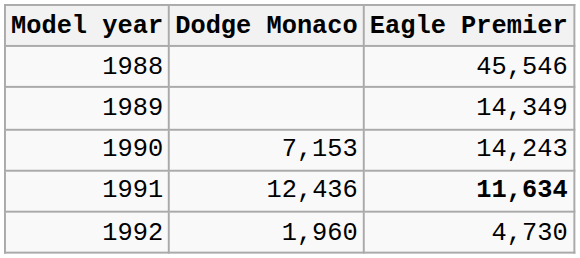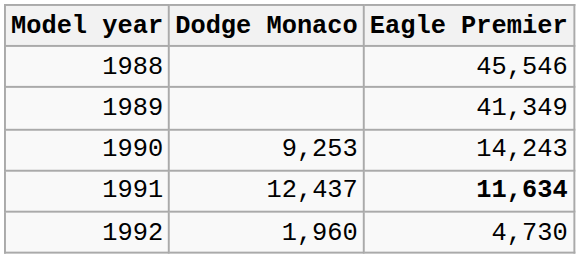(522, 108) 14,349 -> (522, 108) 41,349
(320, 150) 7,153 -> (320, 150) 9,253
(312, 191) 12,436 -> (312, 191) 12,437
